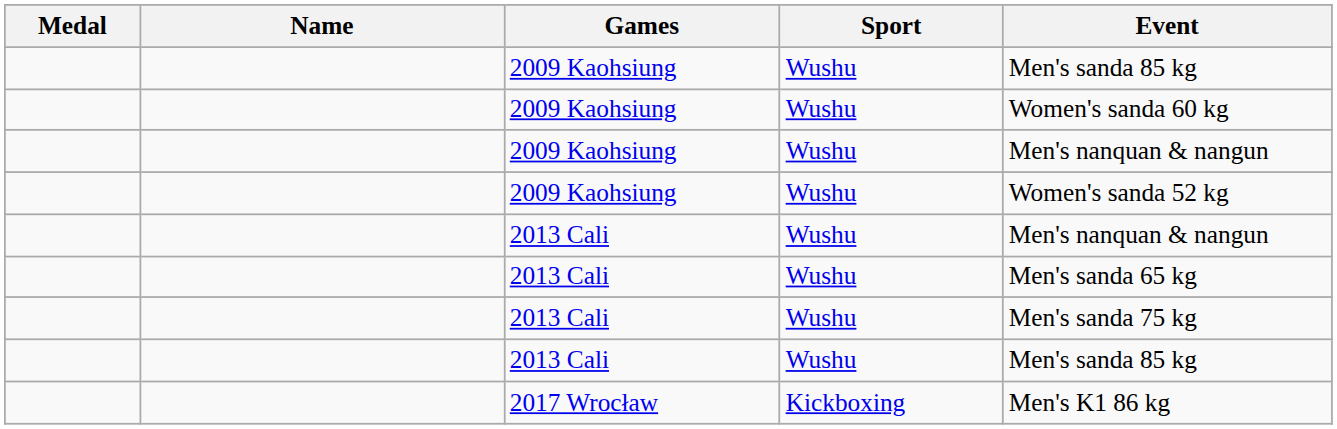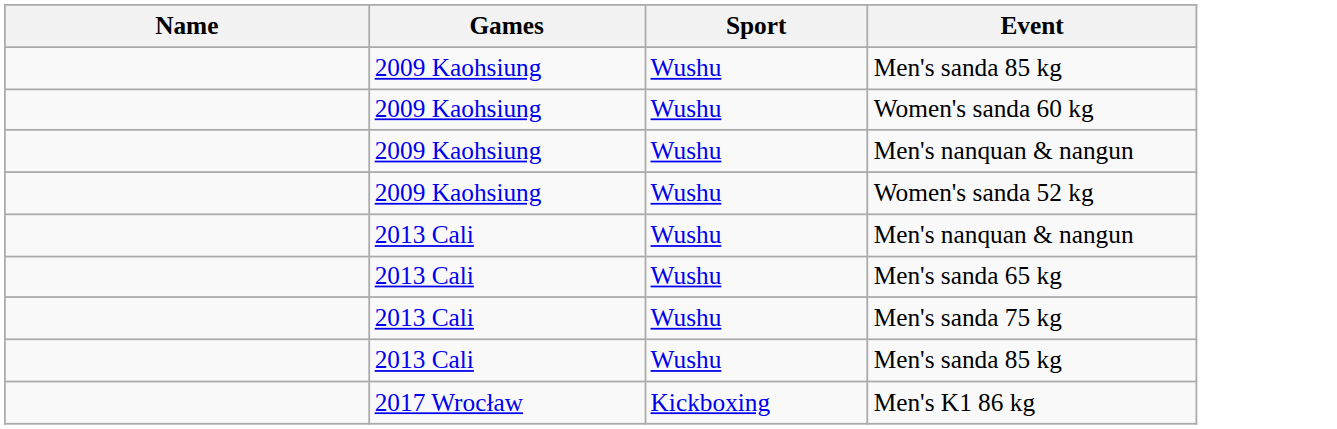- column: (72, 25)
